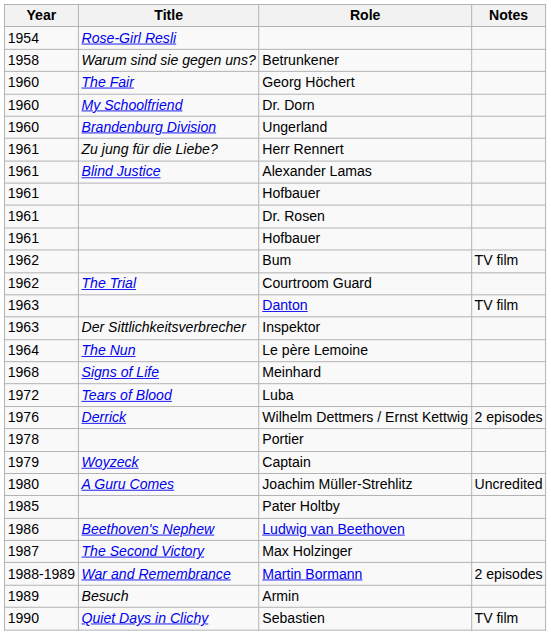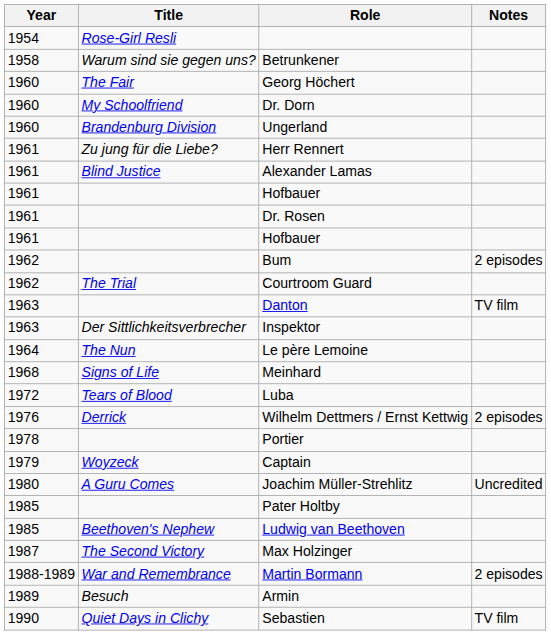(496, 261) TV film -> (509, 261) 2 episodes
(23, 529) 1986 -> (23, 529) 1985
